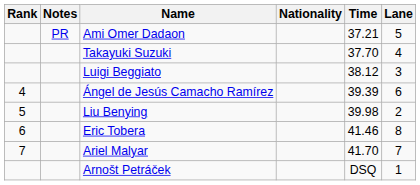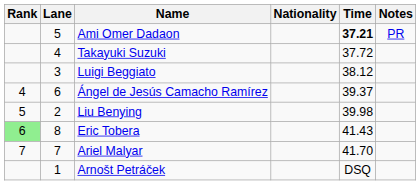columns swapped: (399, 14) <-> (60, 14)
(363, 33) normal -> (358, 33) bold
(363, 53) 37.70 -> (358, 53) 37.72
(363, 92) 39.39 -> (358, 92) 39.37
(22, 131) no background -> (22, 131) lightgreen background
(363, 131) 41.46 -> (358, 131) 41.43
